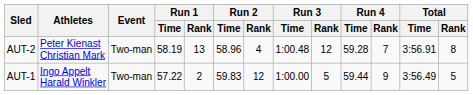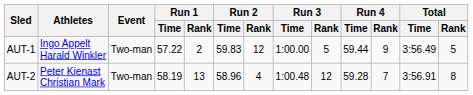rows swapped: (21, 77) <-> (21, 50)
